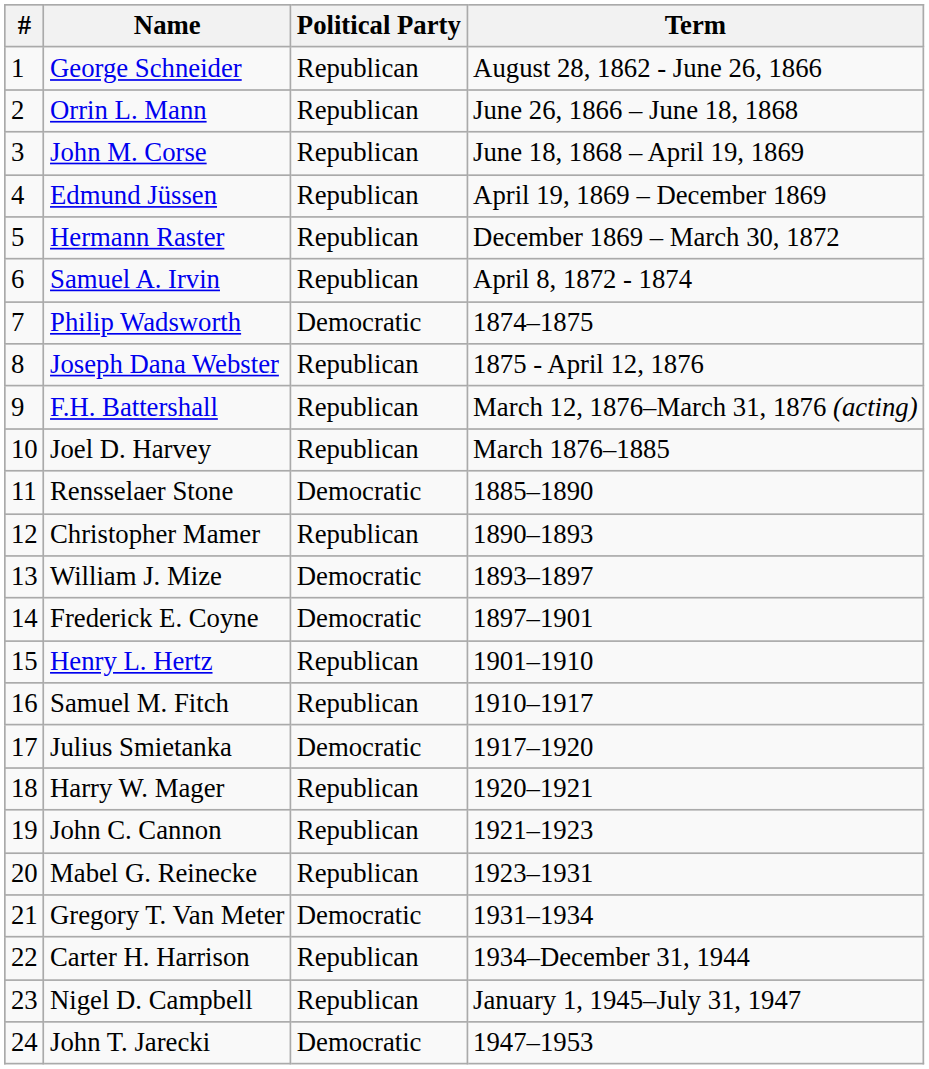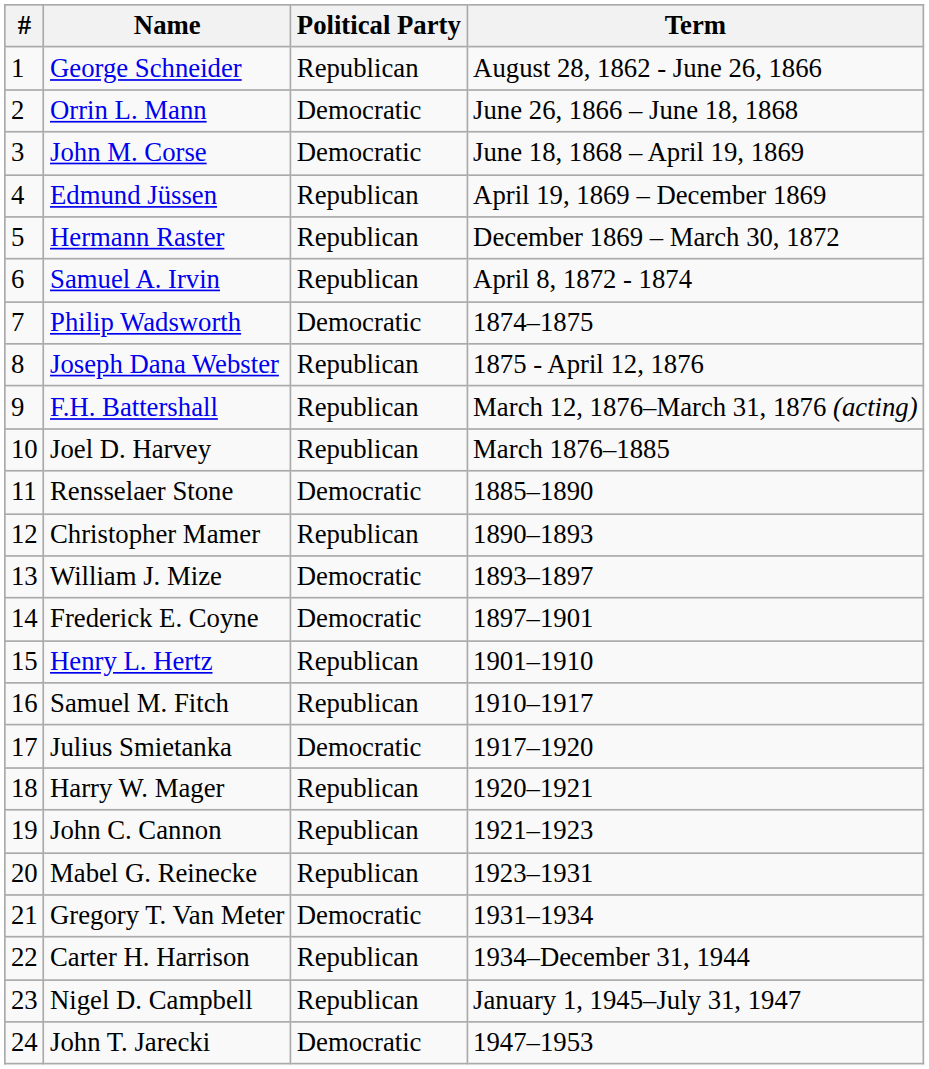(358, 110) Republican -> (359, 110) Democratic
(358, 152) Republican -> (359, 152) Democratic
